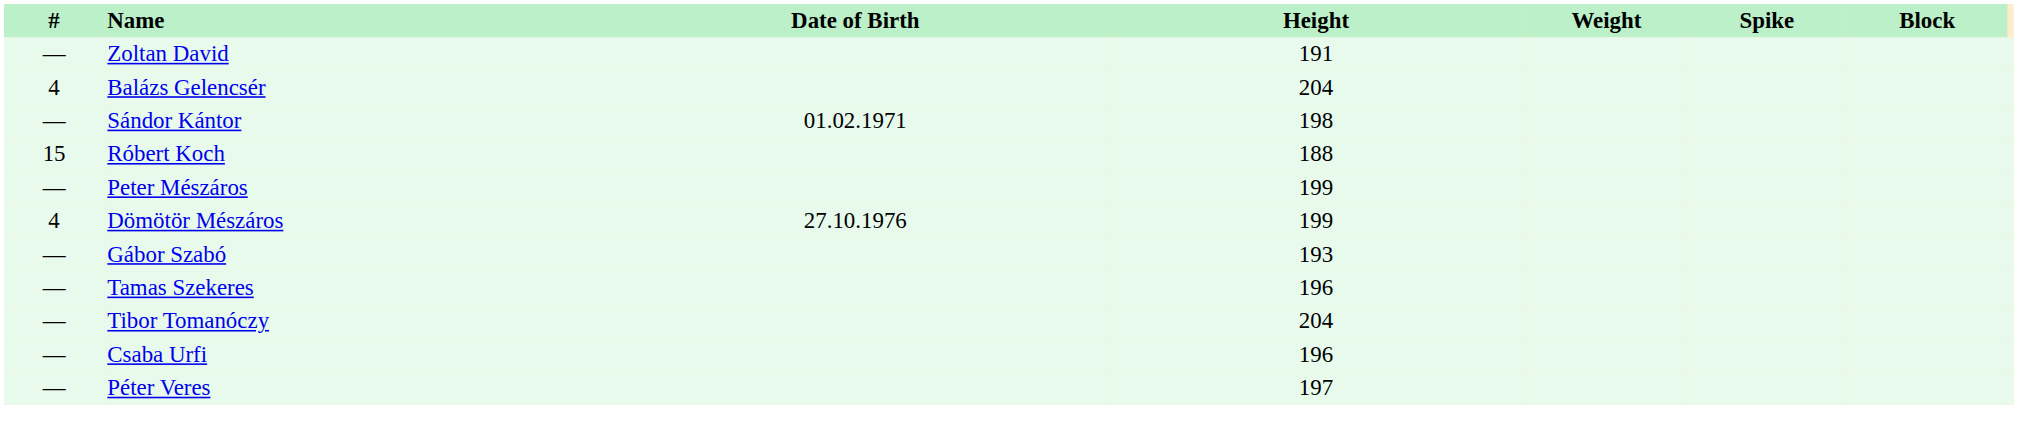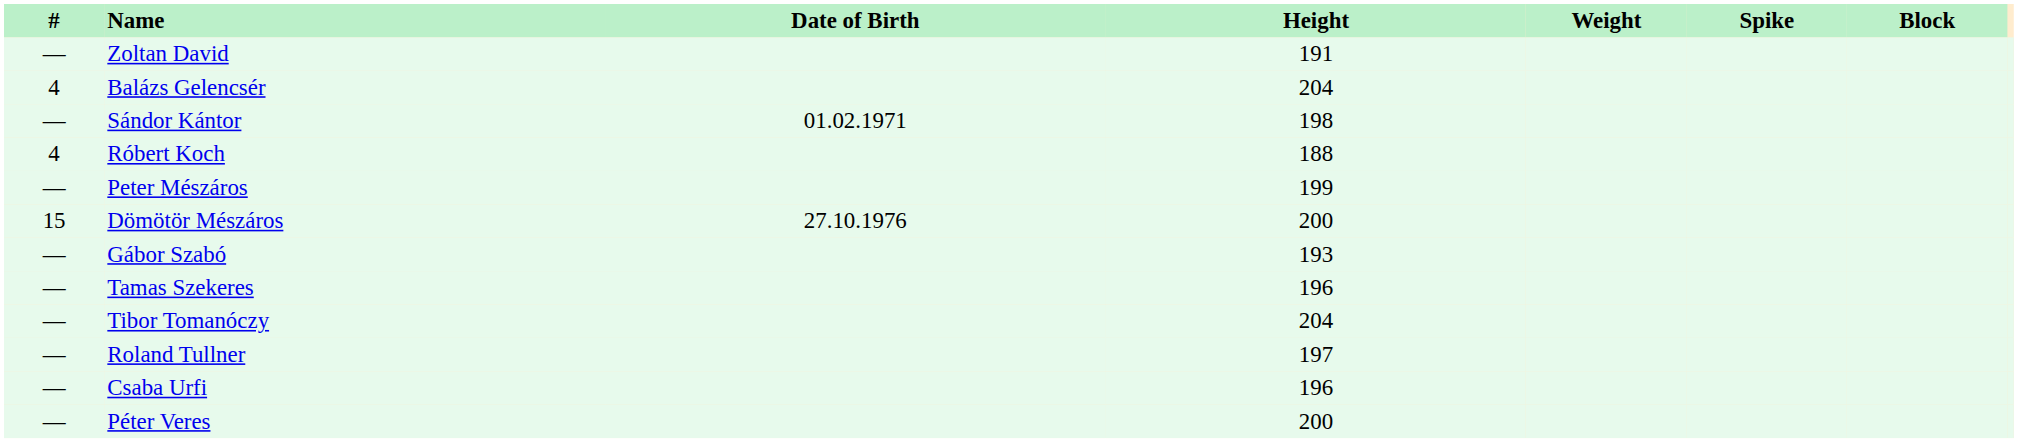(54, 153) 15 -> (54, 153) 4
(54, 220) 4 -> (54, 220) 15
(1316, 220) 199 -> (1316, 220) 200
+ row: (176, 354)
(1316, 387) 197 -> (1316, 421) 200
